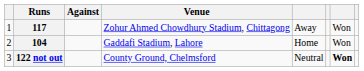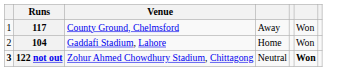- column: (83, 12)
(197, 27) Zohur Ahmed Chowdhury Stadium, Chittagong -> (123, 27) County Ground, Chelmsford
(9, 58) normal -> (9, 58) bold
(160, 58) County Ground, Chelmsford -> (160, 58) Zohur Ahmed Chowdhury Stadium, Chittagong
